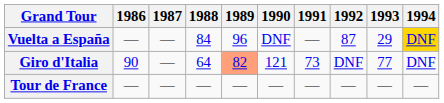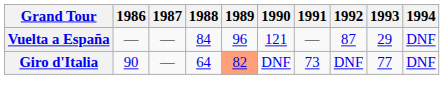(276, 39) DNF -> (276, 39) 121
(421, 39) gold background -> (421, 39) no background
(276, 62) 121 -> (276, 62) DNF
- row: (59, 86)
